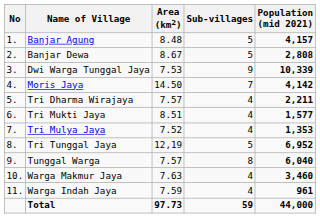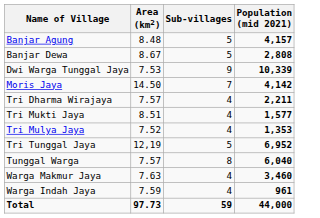- column: (15, 18)
